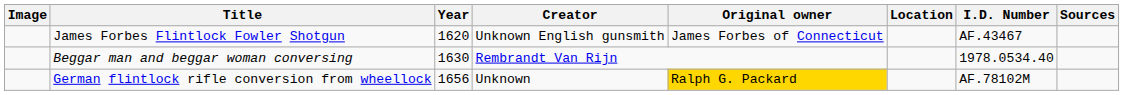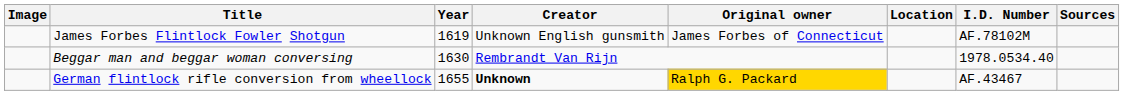(454, 37) 1620 -> (454, 37) 1619
(991, 37) AF.43467 -> (995, 37) AF.78102M
(454, 79) 1656 -> (454, 79) 1655
(503, 79) normal -> (503, 79) bold
(995, 79) AF.78102M -> (991, 79) AF.43467
